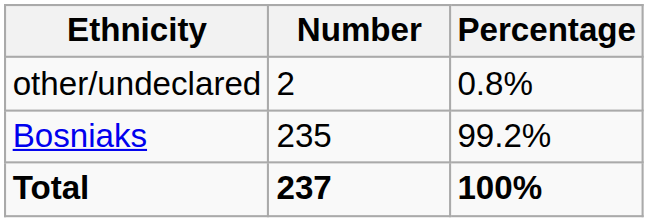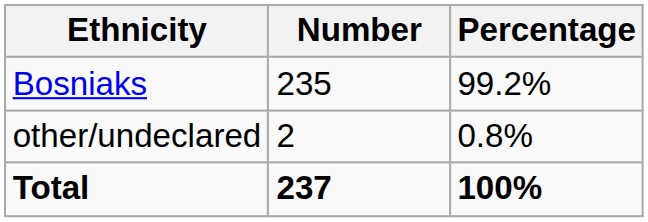rows swapped: (80, 135) <-> (137, 83)
